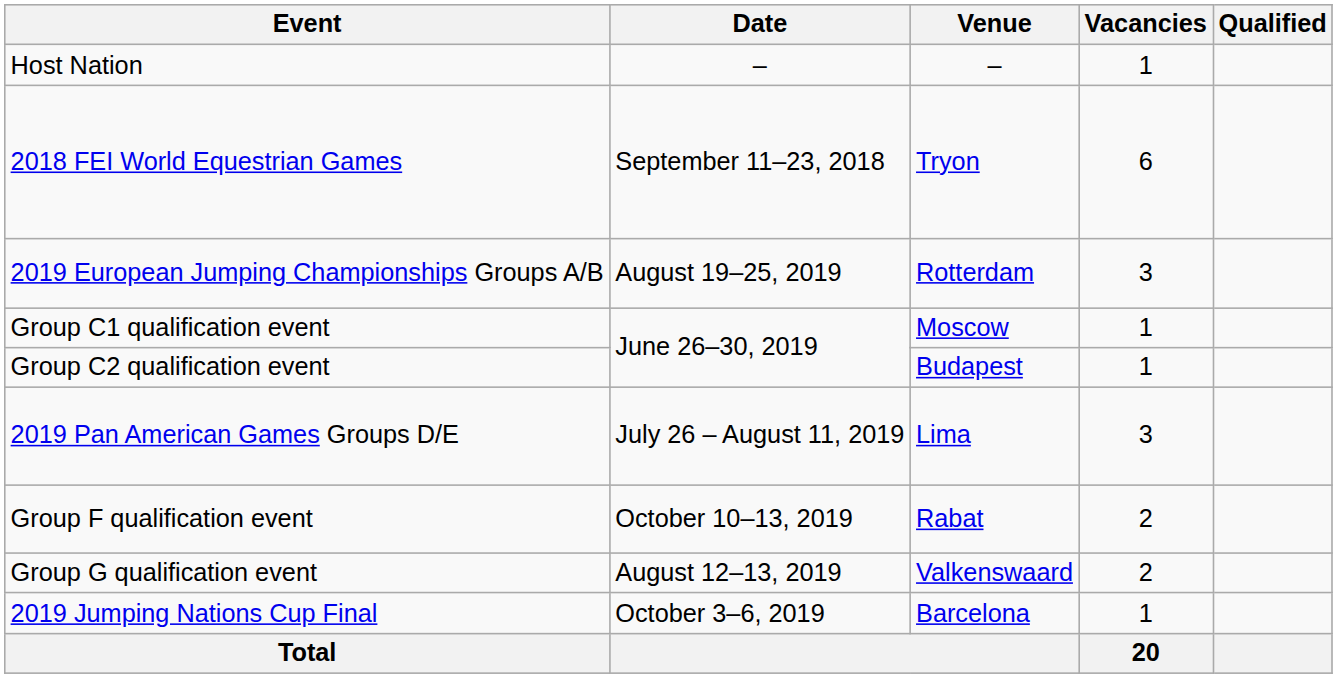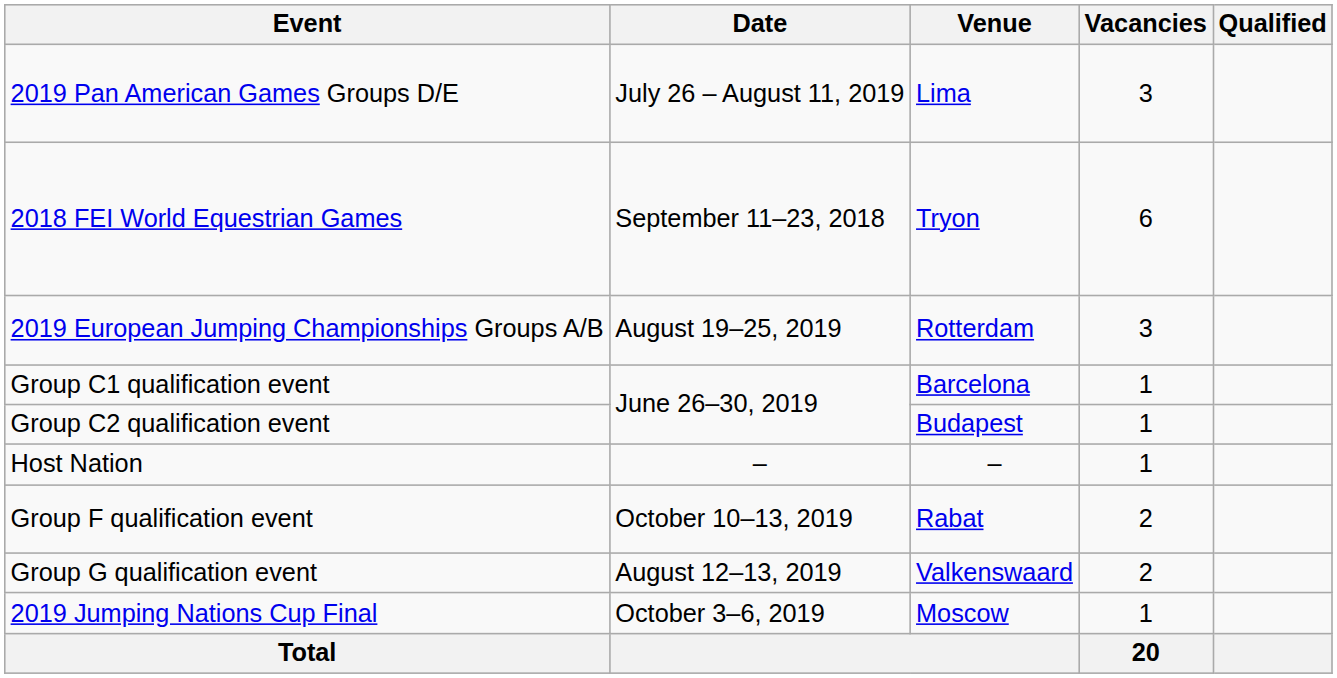rows swapped: (77, 64) <-> (235, 435)
(962, 327) Moscow -> (973, 383) Barcelona
(973, 612) Barcelona -> (962, 612) Moscow
